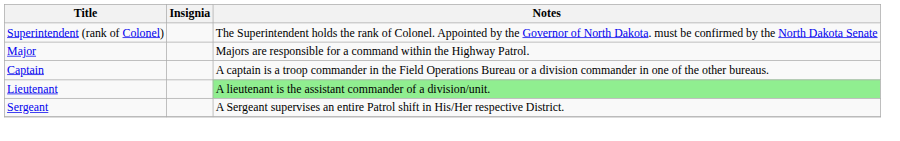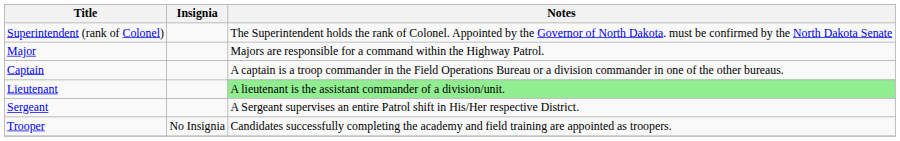+ row: (26, 126)
